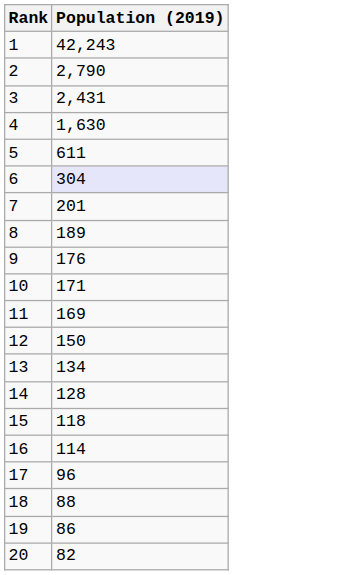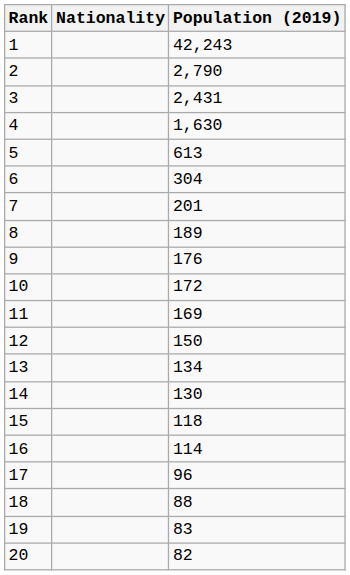+ column: (111, 18)
(71, 153) 611 -> (188, 153) 613
(71, 180) lavender background -> (188, 180) no background
(71, 287) 171 -> (188, 287) 172
(71, 395) 128 -> (188, 395) 130
(66, 529) 86 -> (183, 529) 83
